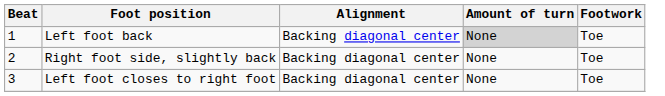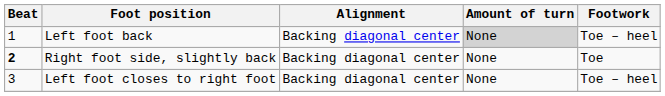(592, 37) Toe -> (619, 37) Toe – heel
(12, 58) normal -> (12, 58) bold
(592, 80) Toe -> (619, 80) Toe – heel
